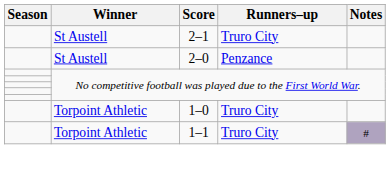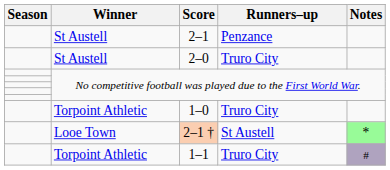(250, 36) Truro City -> (247, 36) Penzance
(247, 58) Penzance -> (250, 58) Truro City
+ row: (85, 132)
